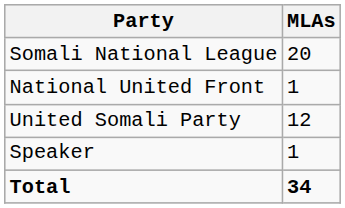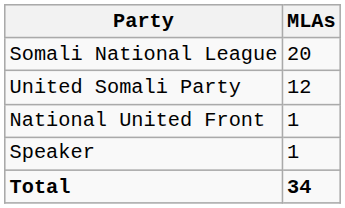rows swapped: (137, 87) <-> (125, 120)
